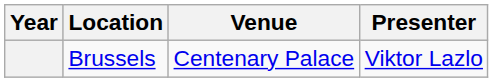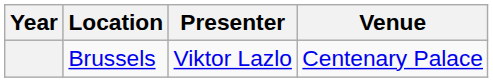columns swapped: (264, 22) <-> (424, 22)
